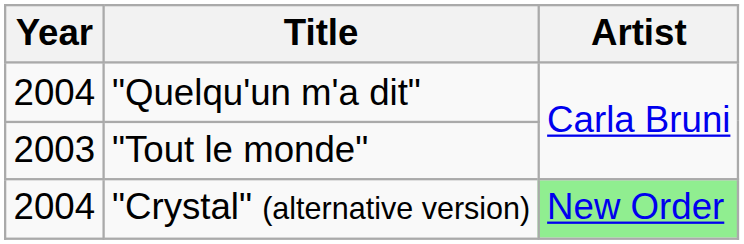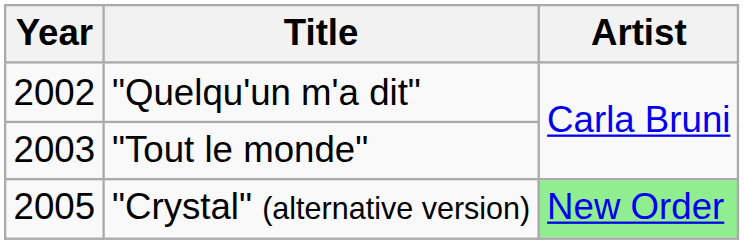(54, 91) 2004 -> (54, 91) 2002
(54, 207) 2004 -> (54, 207) 2005
